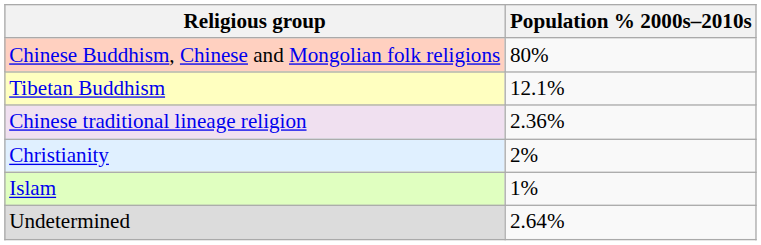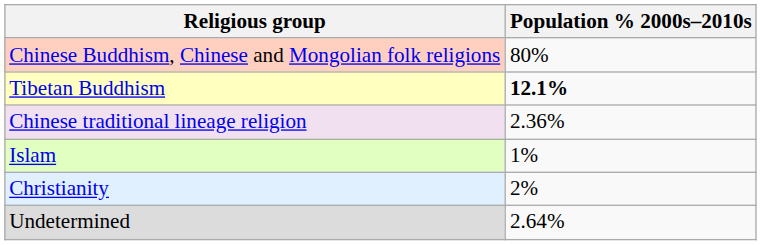(537, 88) normal -> (539, 88) bold
rows swapped: (59, 155) <-> (33, 188)
